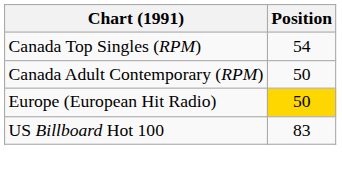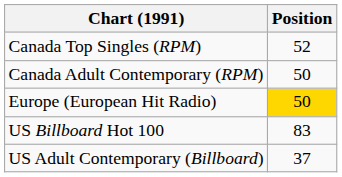(302, 46) 54 -> (302, 46) 52
+ row: (136, 158)
